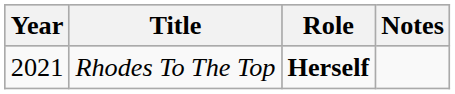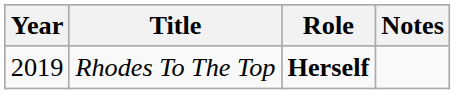(37, 66) 2021 -> (37, 66) 2019
